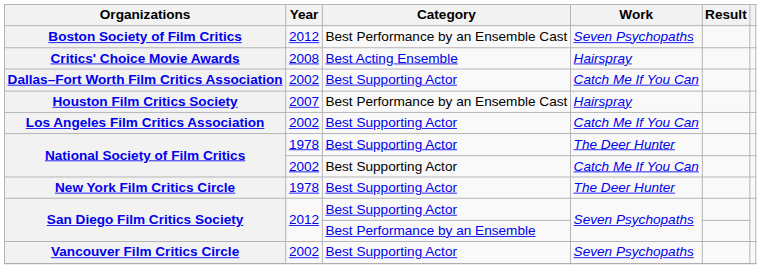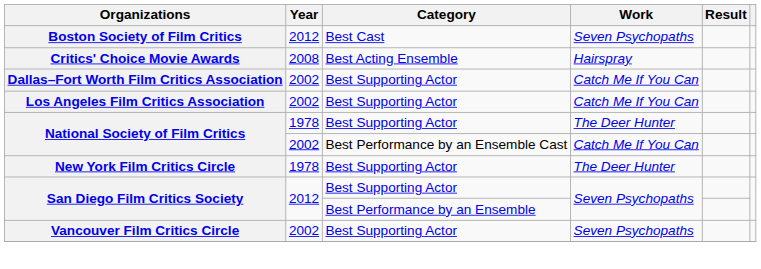(446, 36) Best Performance by an Ensemble Cast -> (355, 36) Best Cast
- row: (145, 101)
(391, 166) Best Supporting Actor -> (446, 144) Best Performance by an Ensemble Cast
